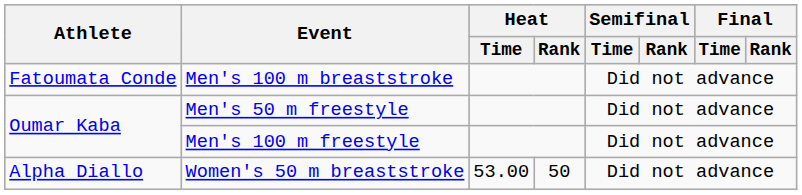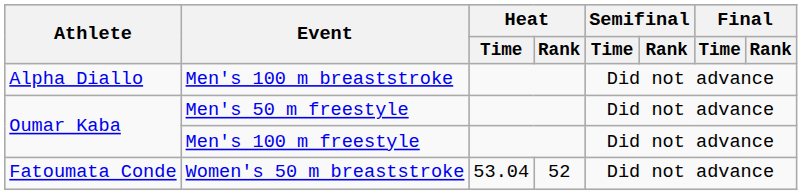(93, 79) Fatoumata Conde -> (76, 79) Alpha Diallo
(76, 173) Alpha Diallo -> (93, 173) Fatoumata Conde
(501, 173) 53.00 -> (501, 173) 53.04
(559, 173) 50 -> (559, 173) 52
